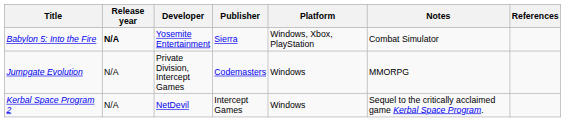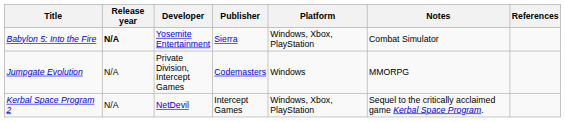(288, 105) Windows -> (301, 105) Windows, Xbox, PlayStation
